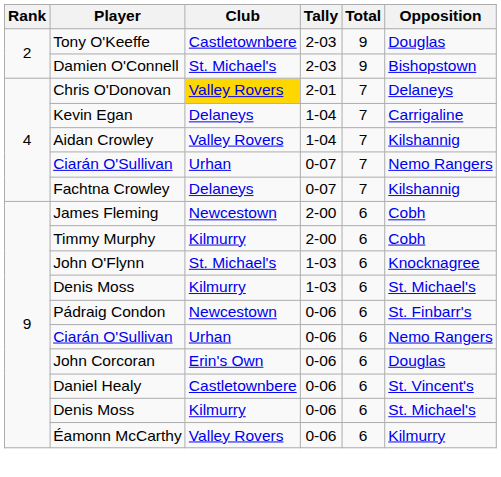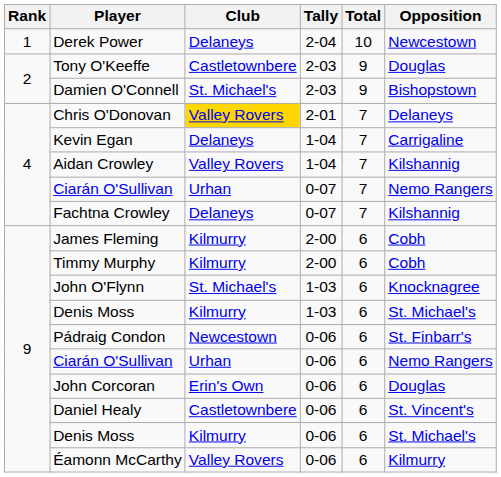+ row: (98, 41)
(233, 213) Newcestown -> (217, 238) Kilmurry
